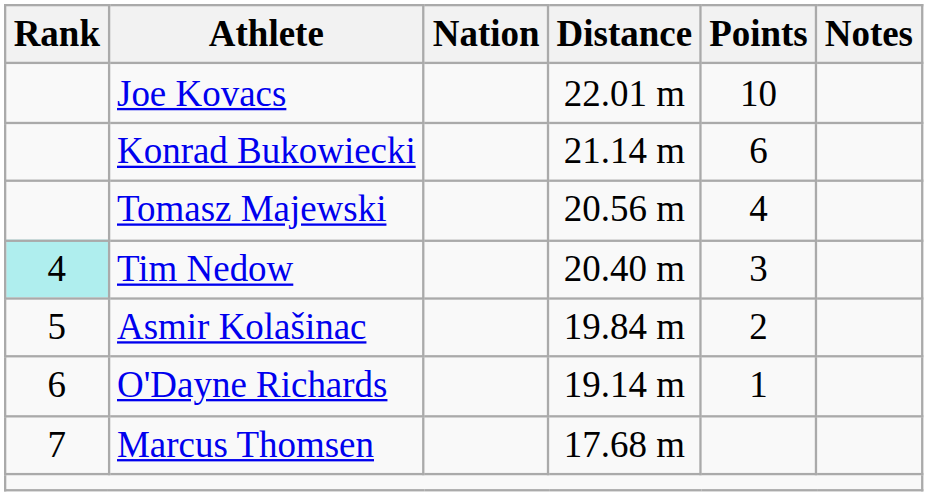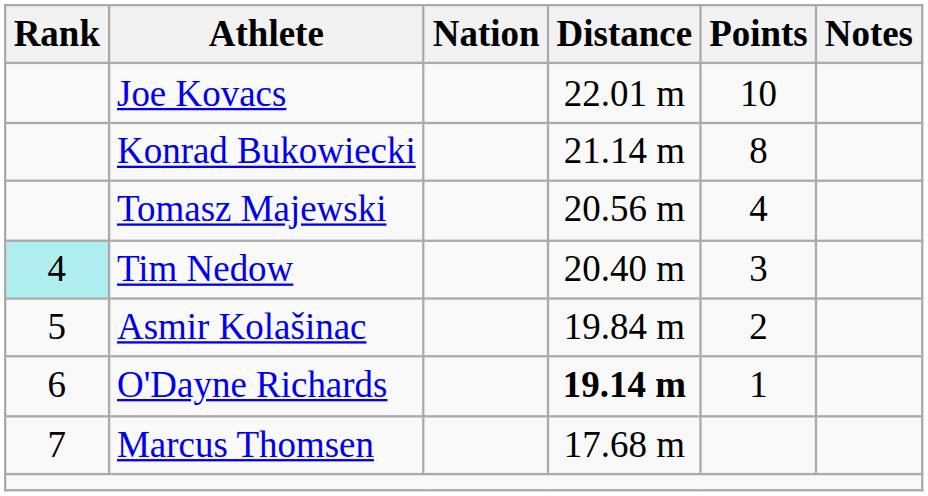(758, 151) 6 -> (758, 151) 8
(624, 385) normal -> (624, 385) bold
